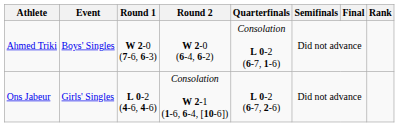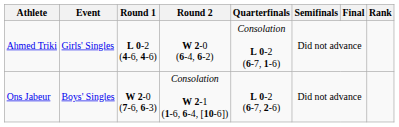(88, 46) Boys' Singles -> (88, 46) Girls' Singles
(138, 52) W 2-0 (7-6, 6-3) -> (138, 52) L 0-2 (4-6, 4-6)
(88, 97) Girls' Singles -> (88, 97) Boys' Singles
(138, 103) L 0-2 (4-6, 4-6) -> (138, 103) W 2-0 (7-6, 6-3)
